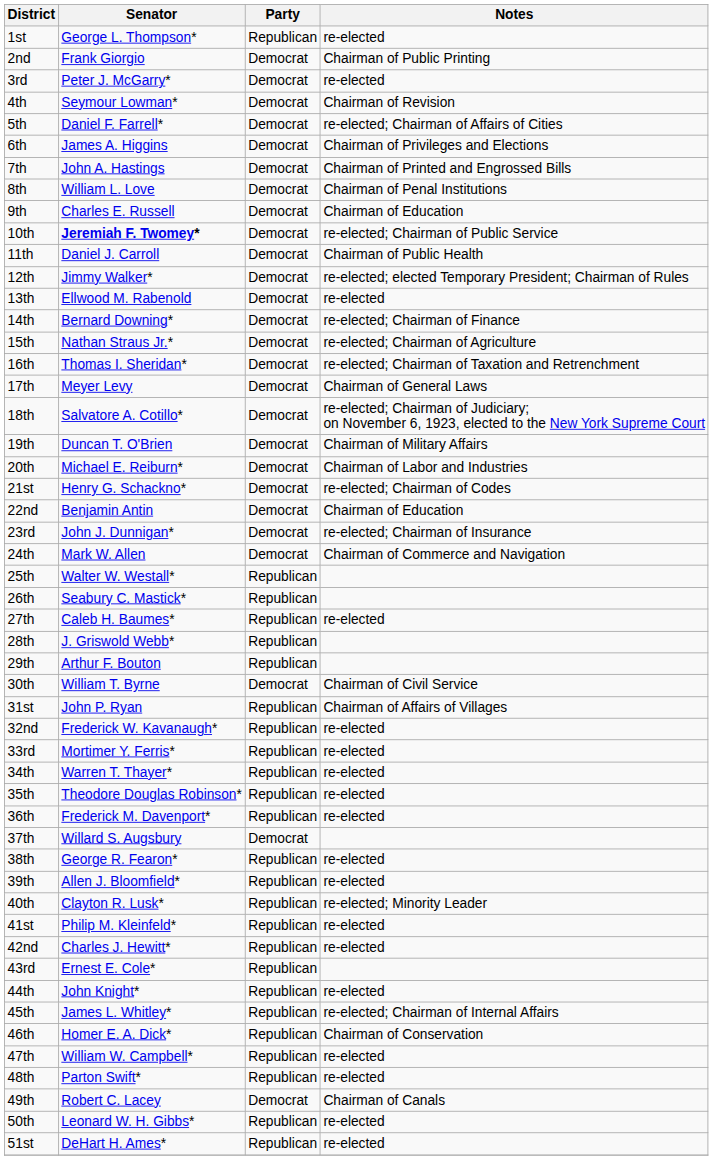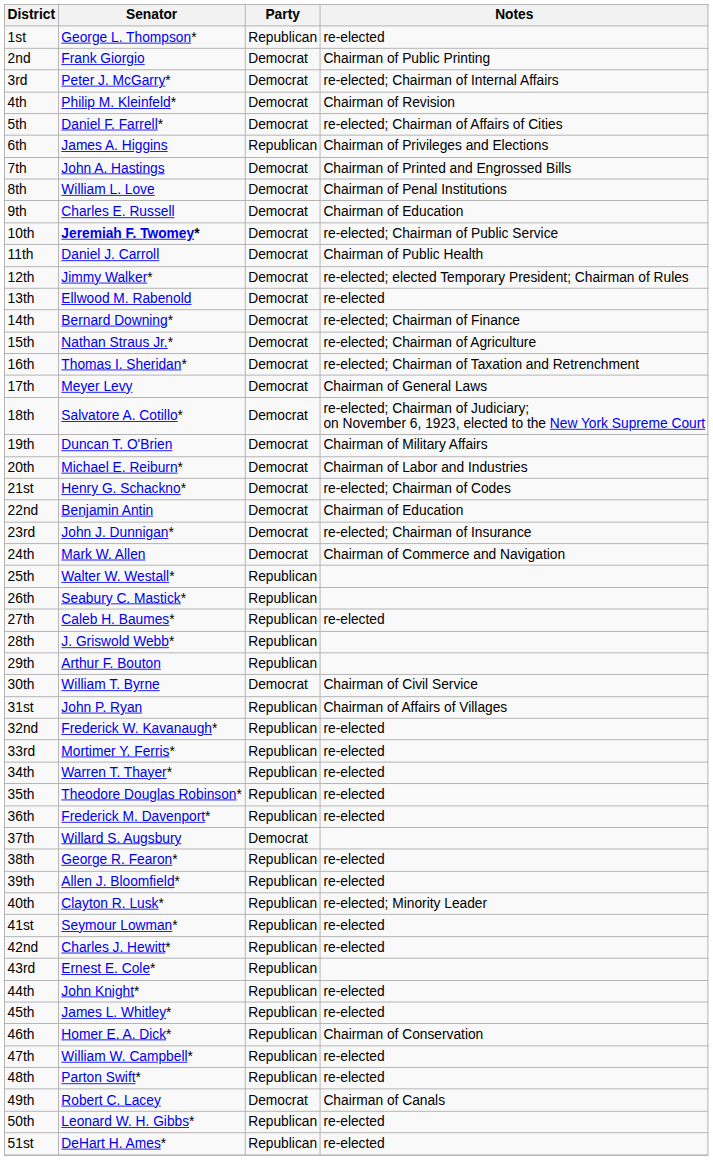(354, 80) re-elected -> (441, 80) re-elected; Chairman of Internal Affairs
(119, 102) Seymour Lowman* -> (119, 102) Philip M. Kleinfeld*
(278, 146) Democrat -> (283, 146) Republican
(119, 925) Philip M. Kleinfeld* -> (119, 925) Seymour Lowman*
(441, 1012) re-elected; Chairman of Internal Affairs -> (354, 1012) re-elected
